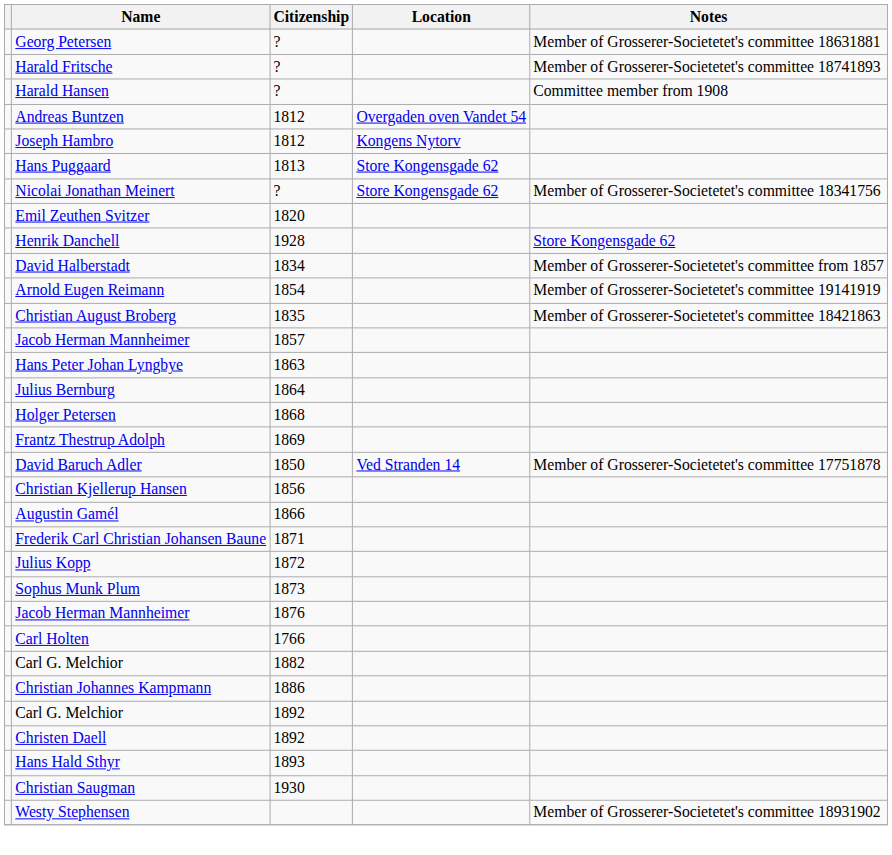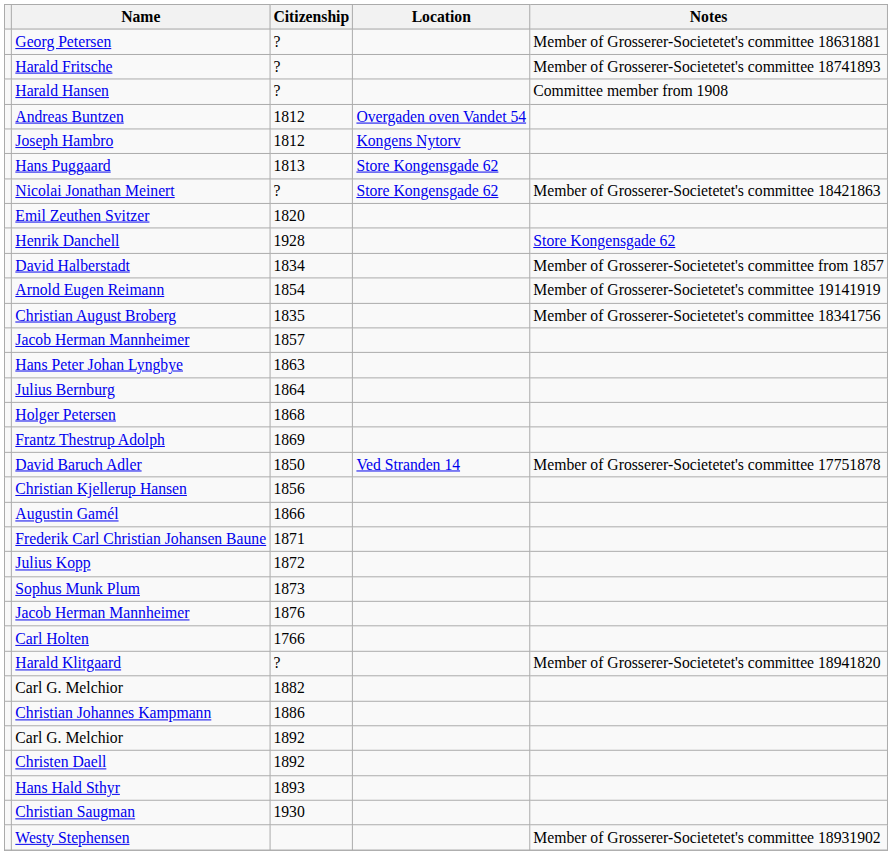(707, 191) Member of Grosserer-Societetet's committee 18341756 -> (707, 191) Member of Grosserer-Societetet's committee 18421863
(707, 315) Member of Grosserer-Societetet's committee 18421863 -> (707, 315) Member of Grosserer-Societetet's committee 18341756
+ row: (68, 663)
